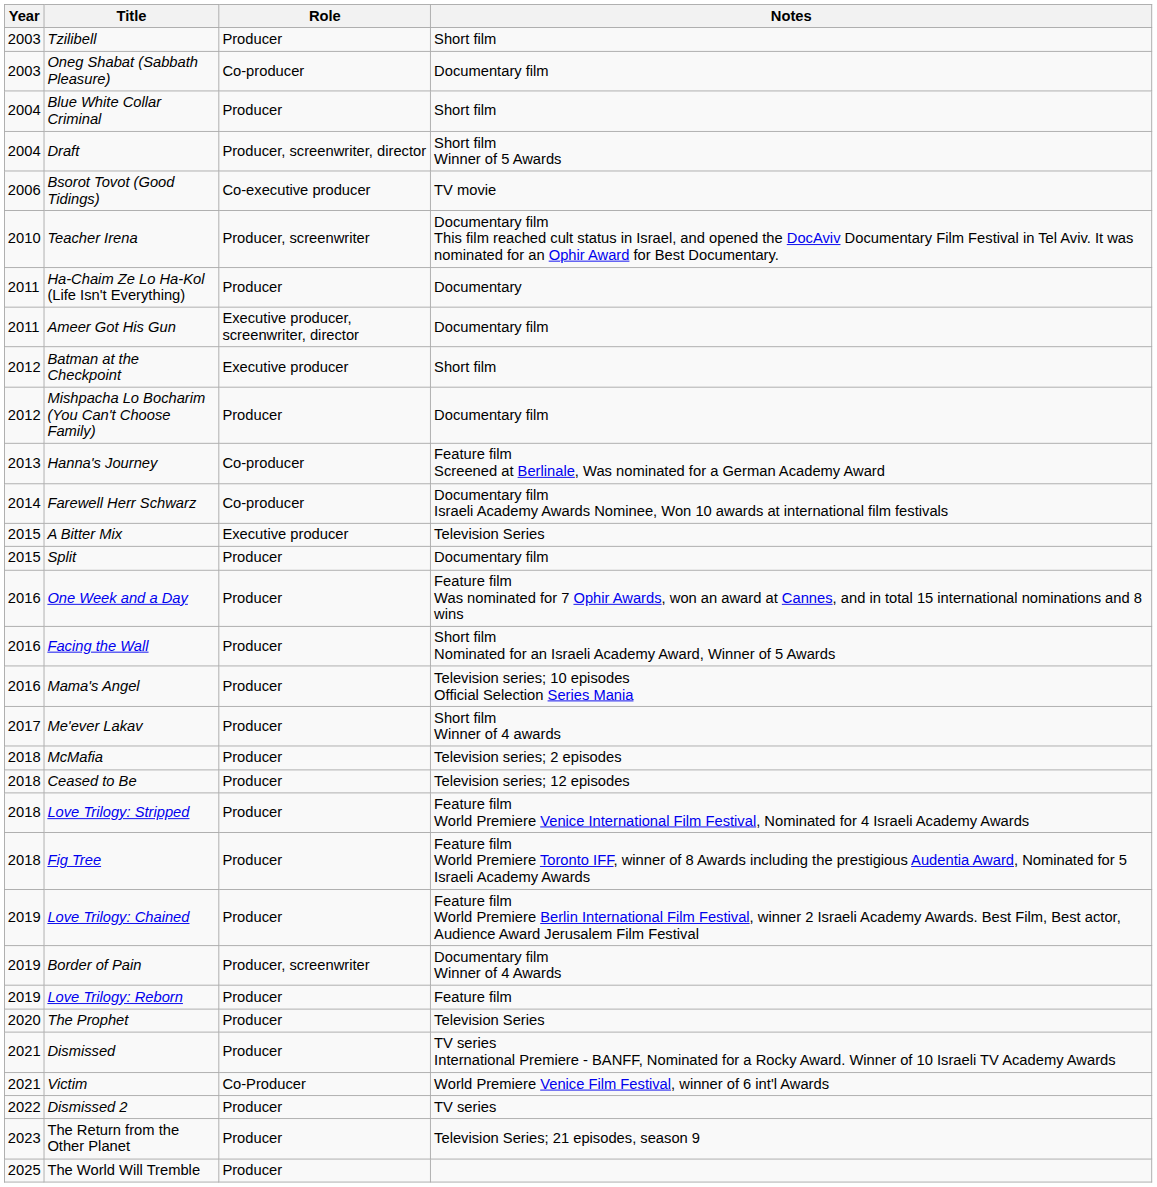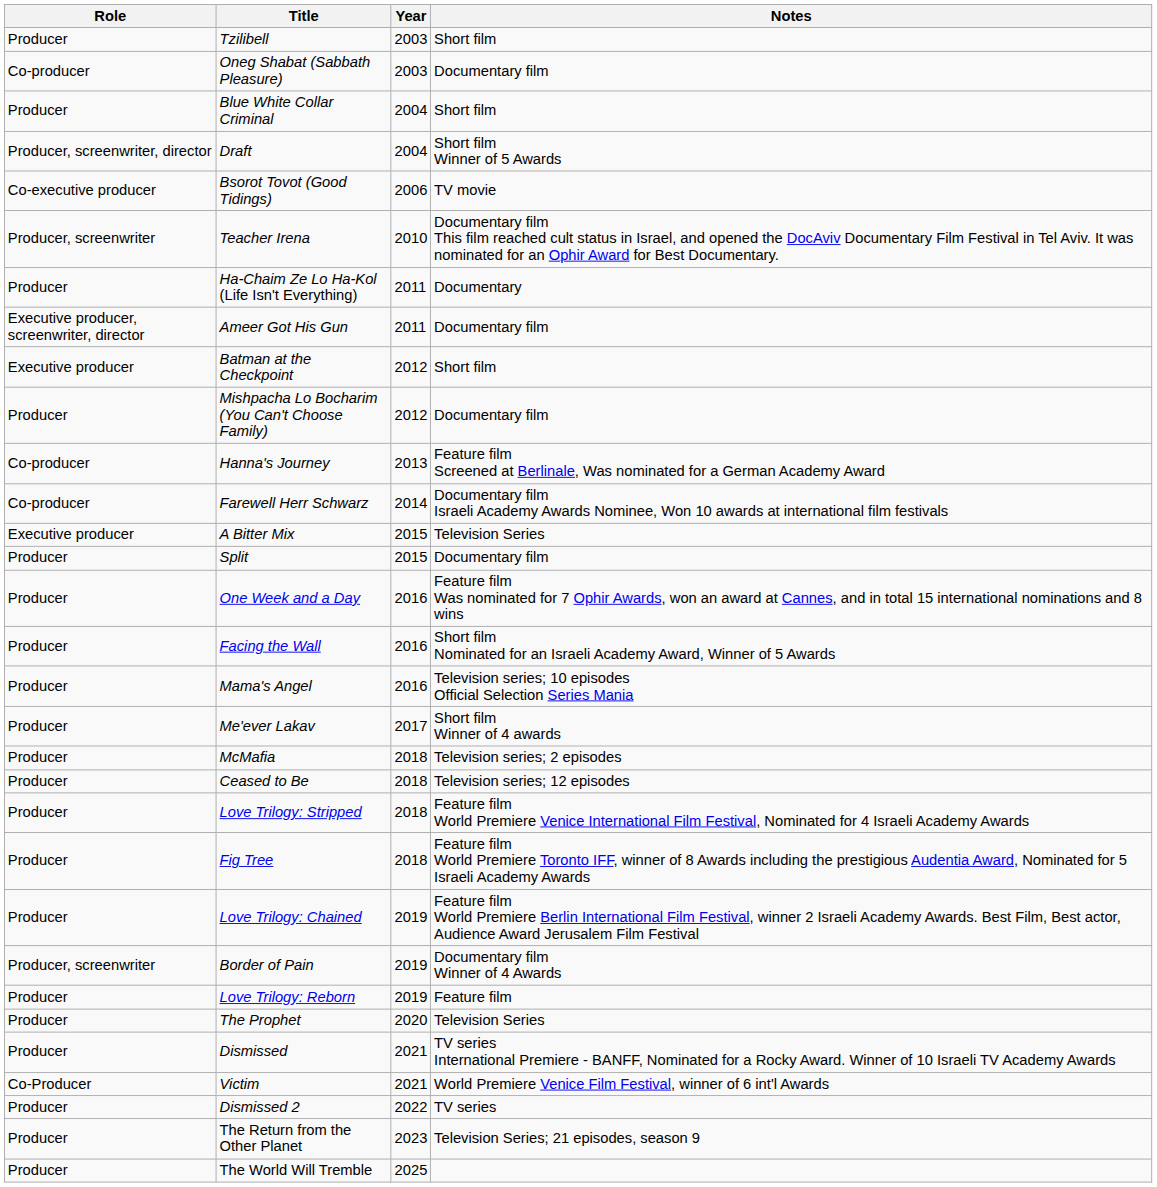columns swapped: (24, 16) <-> (325, 16)
